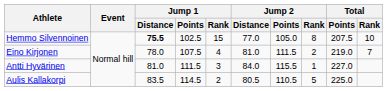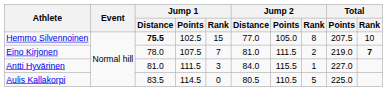(218, 52) 4 -> (218, 52) 7
(370, 52) normal -> (370, 52) bold
(218, 80) 2 -> (218, 80) 0
